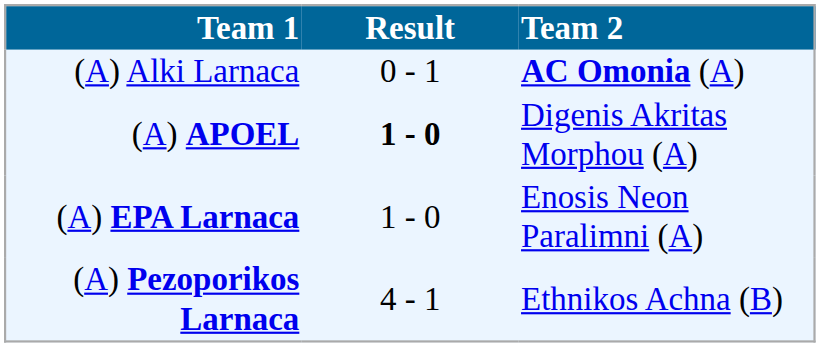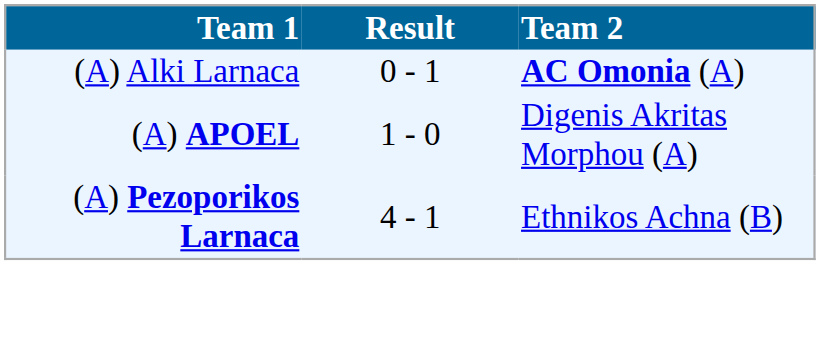(410, 133) bold -> (410, 133) normal
- row: (178, 216)
